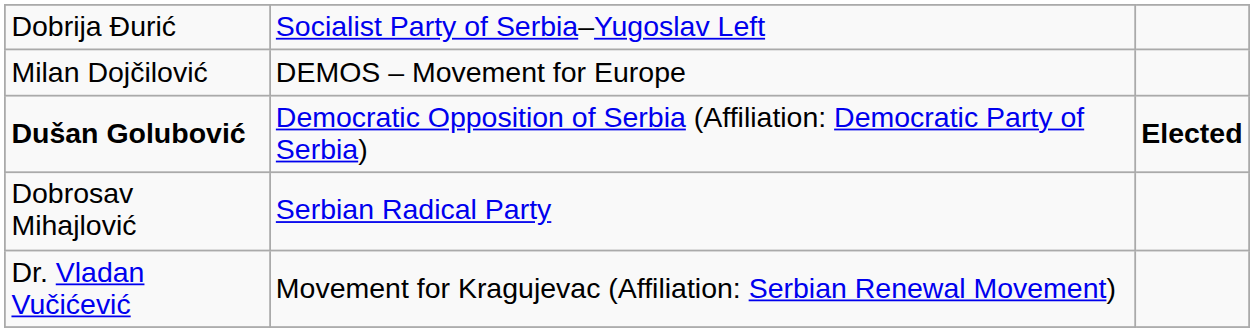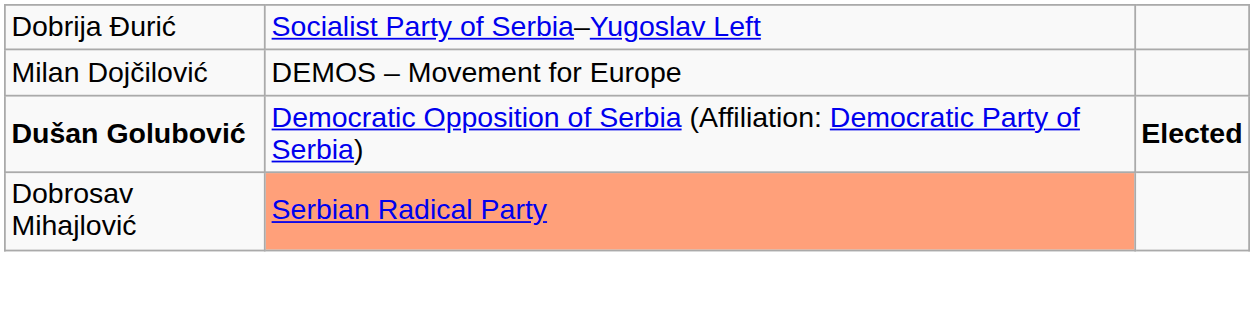(414, 210) no background -> (409, 210) lightsalmon background
- row: (78, 287)
